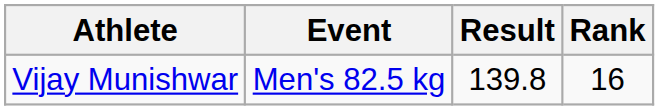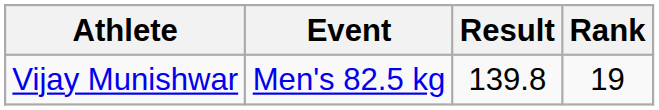(607, 79) 16 -> (607, 79) 19
